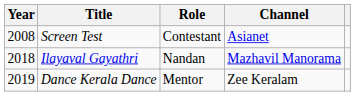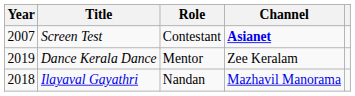(21, 36) 2008 -> (21, 36) 2007
(248, 36) normal -> (249, 36) bold
rows swapped: (90, 58) <-> (99, 79)
